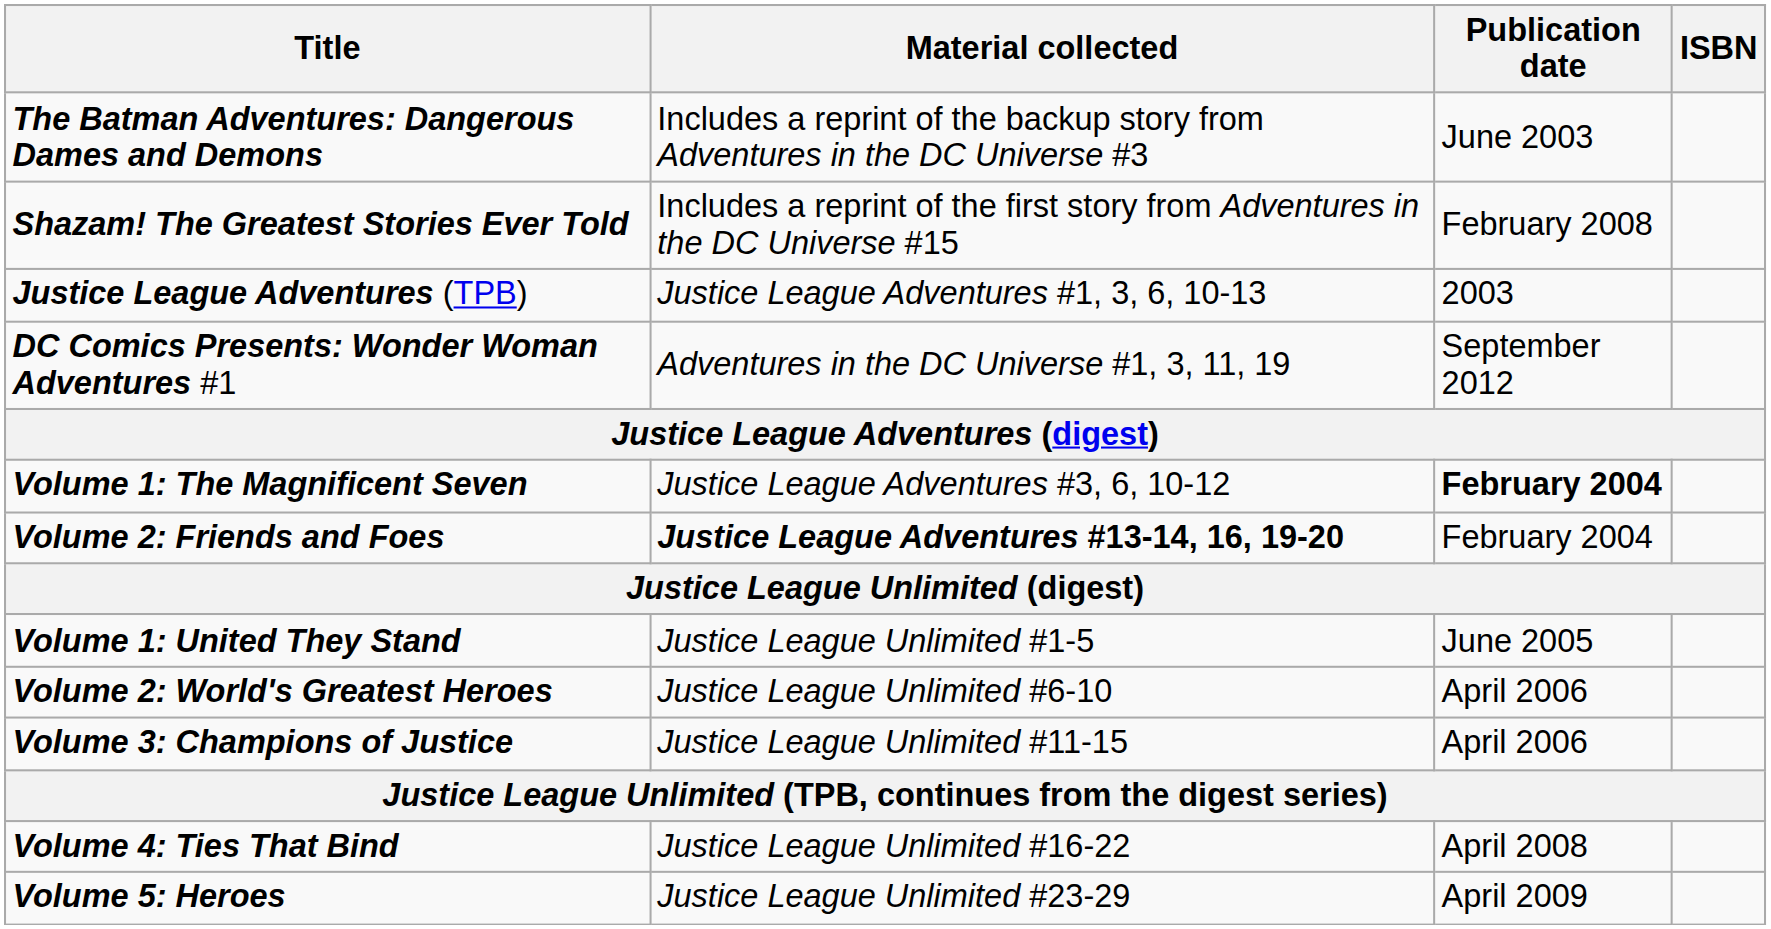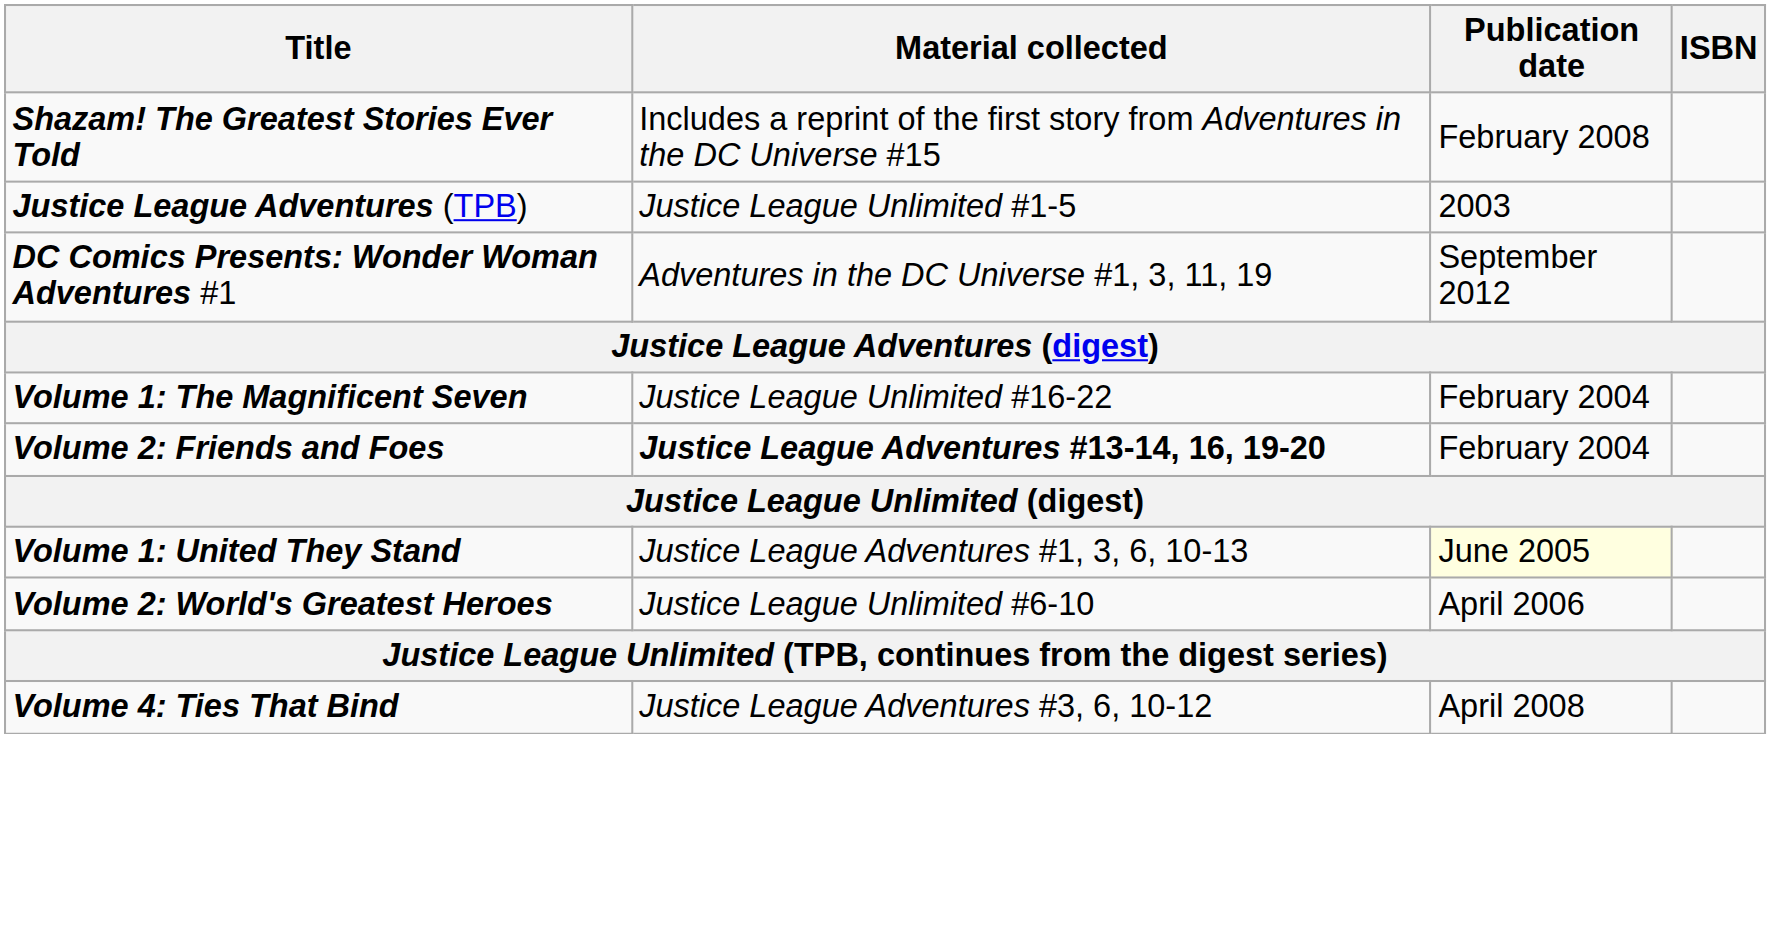- row: (293, 136)
(962, 294) Justice League Adventures #1, 3, 6, 10-13 -> (858, 206) Justice League Unlimited #1-5
(944, 485) Justice League Adventures #3, 6, 10-12 -> (876, 397) Justice League Unlimited #16-22
(1552, 485) bold -> (1544, 397) normal
(876, 640) Justice League Unlimited #1-5 -> (944, 551) Justice League Adventures #1, 3, 6, 10-13
(1517, 640) no background -> (1514, 551) lightyellow background
- row: (263, 743)
(894, 846) Justice League Unlimited #16-22 -> (926, 706) Justice League Adventures #3, 6, 10-12
- row: (149, 897)
